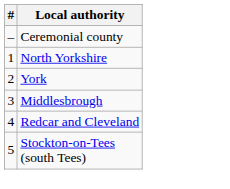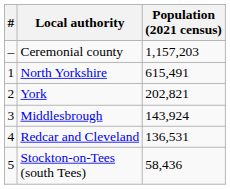+ column: (184, 22)
